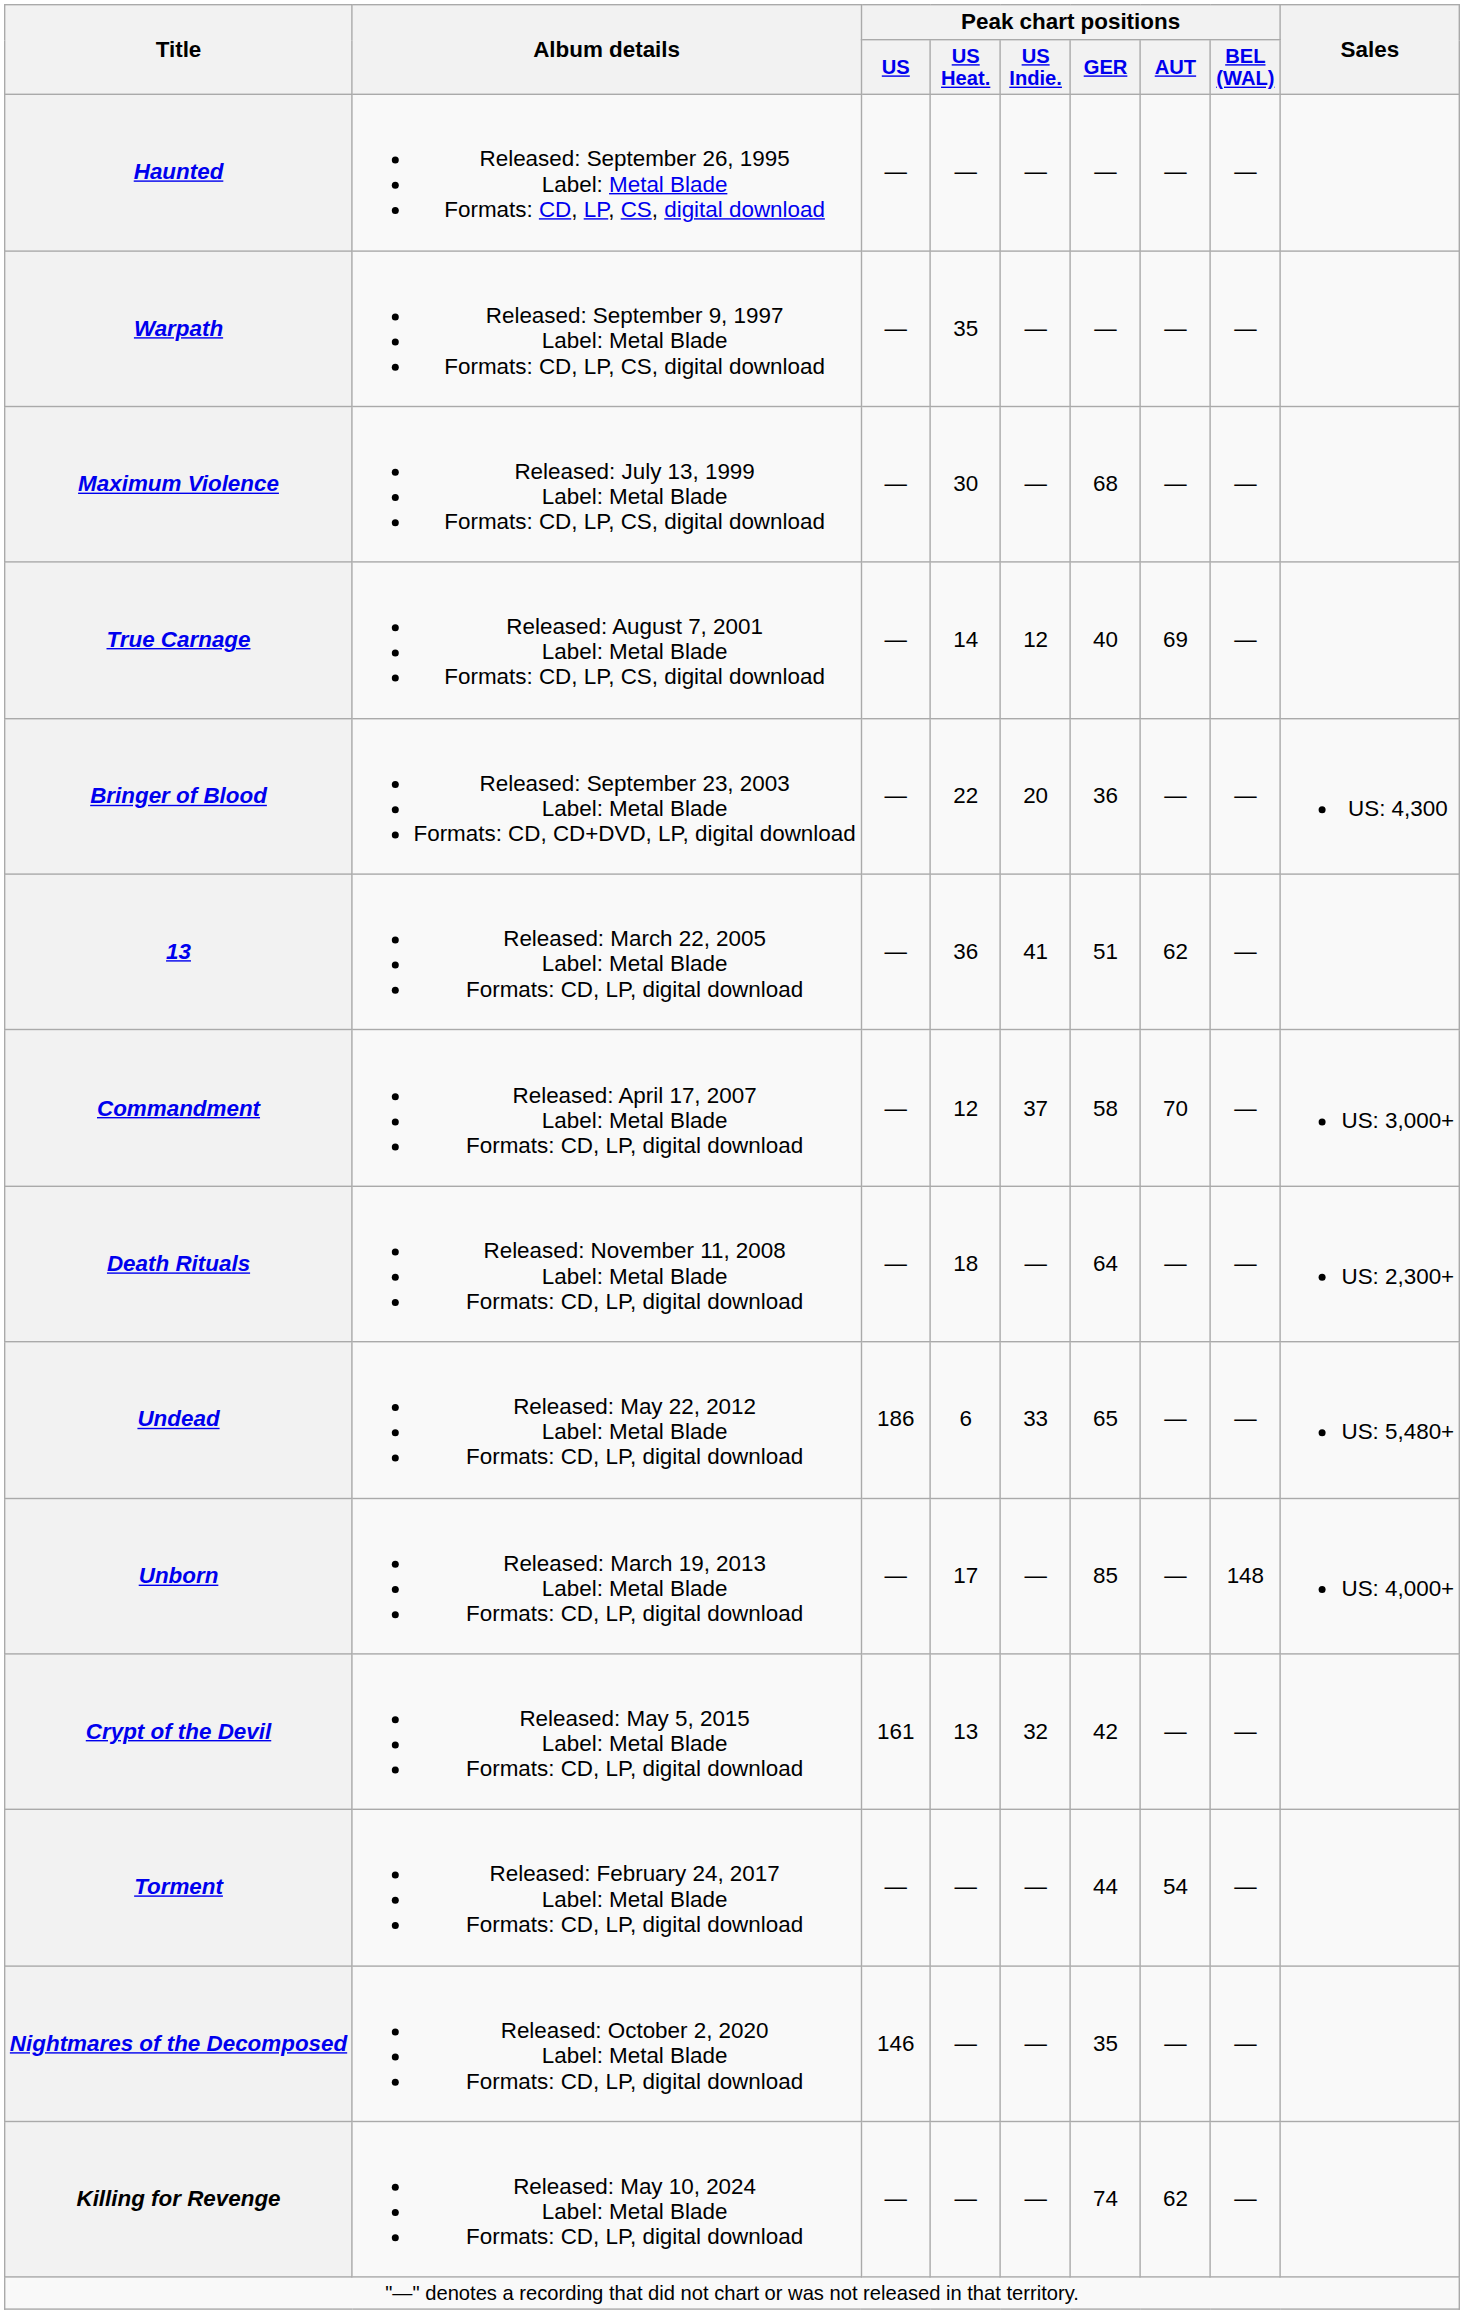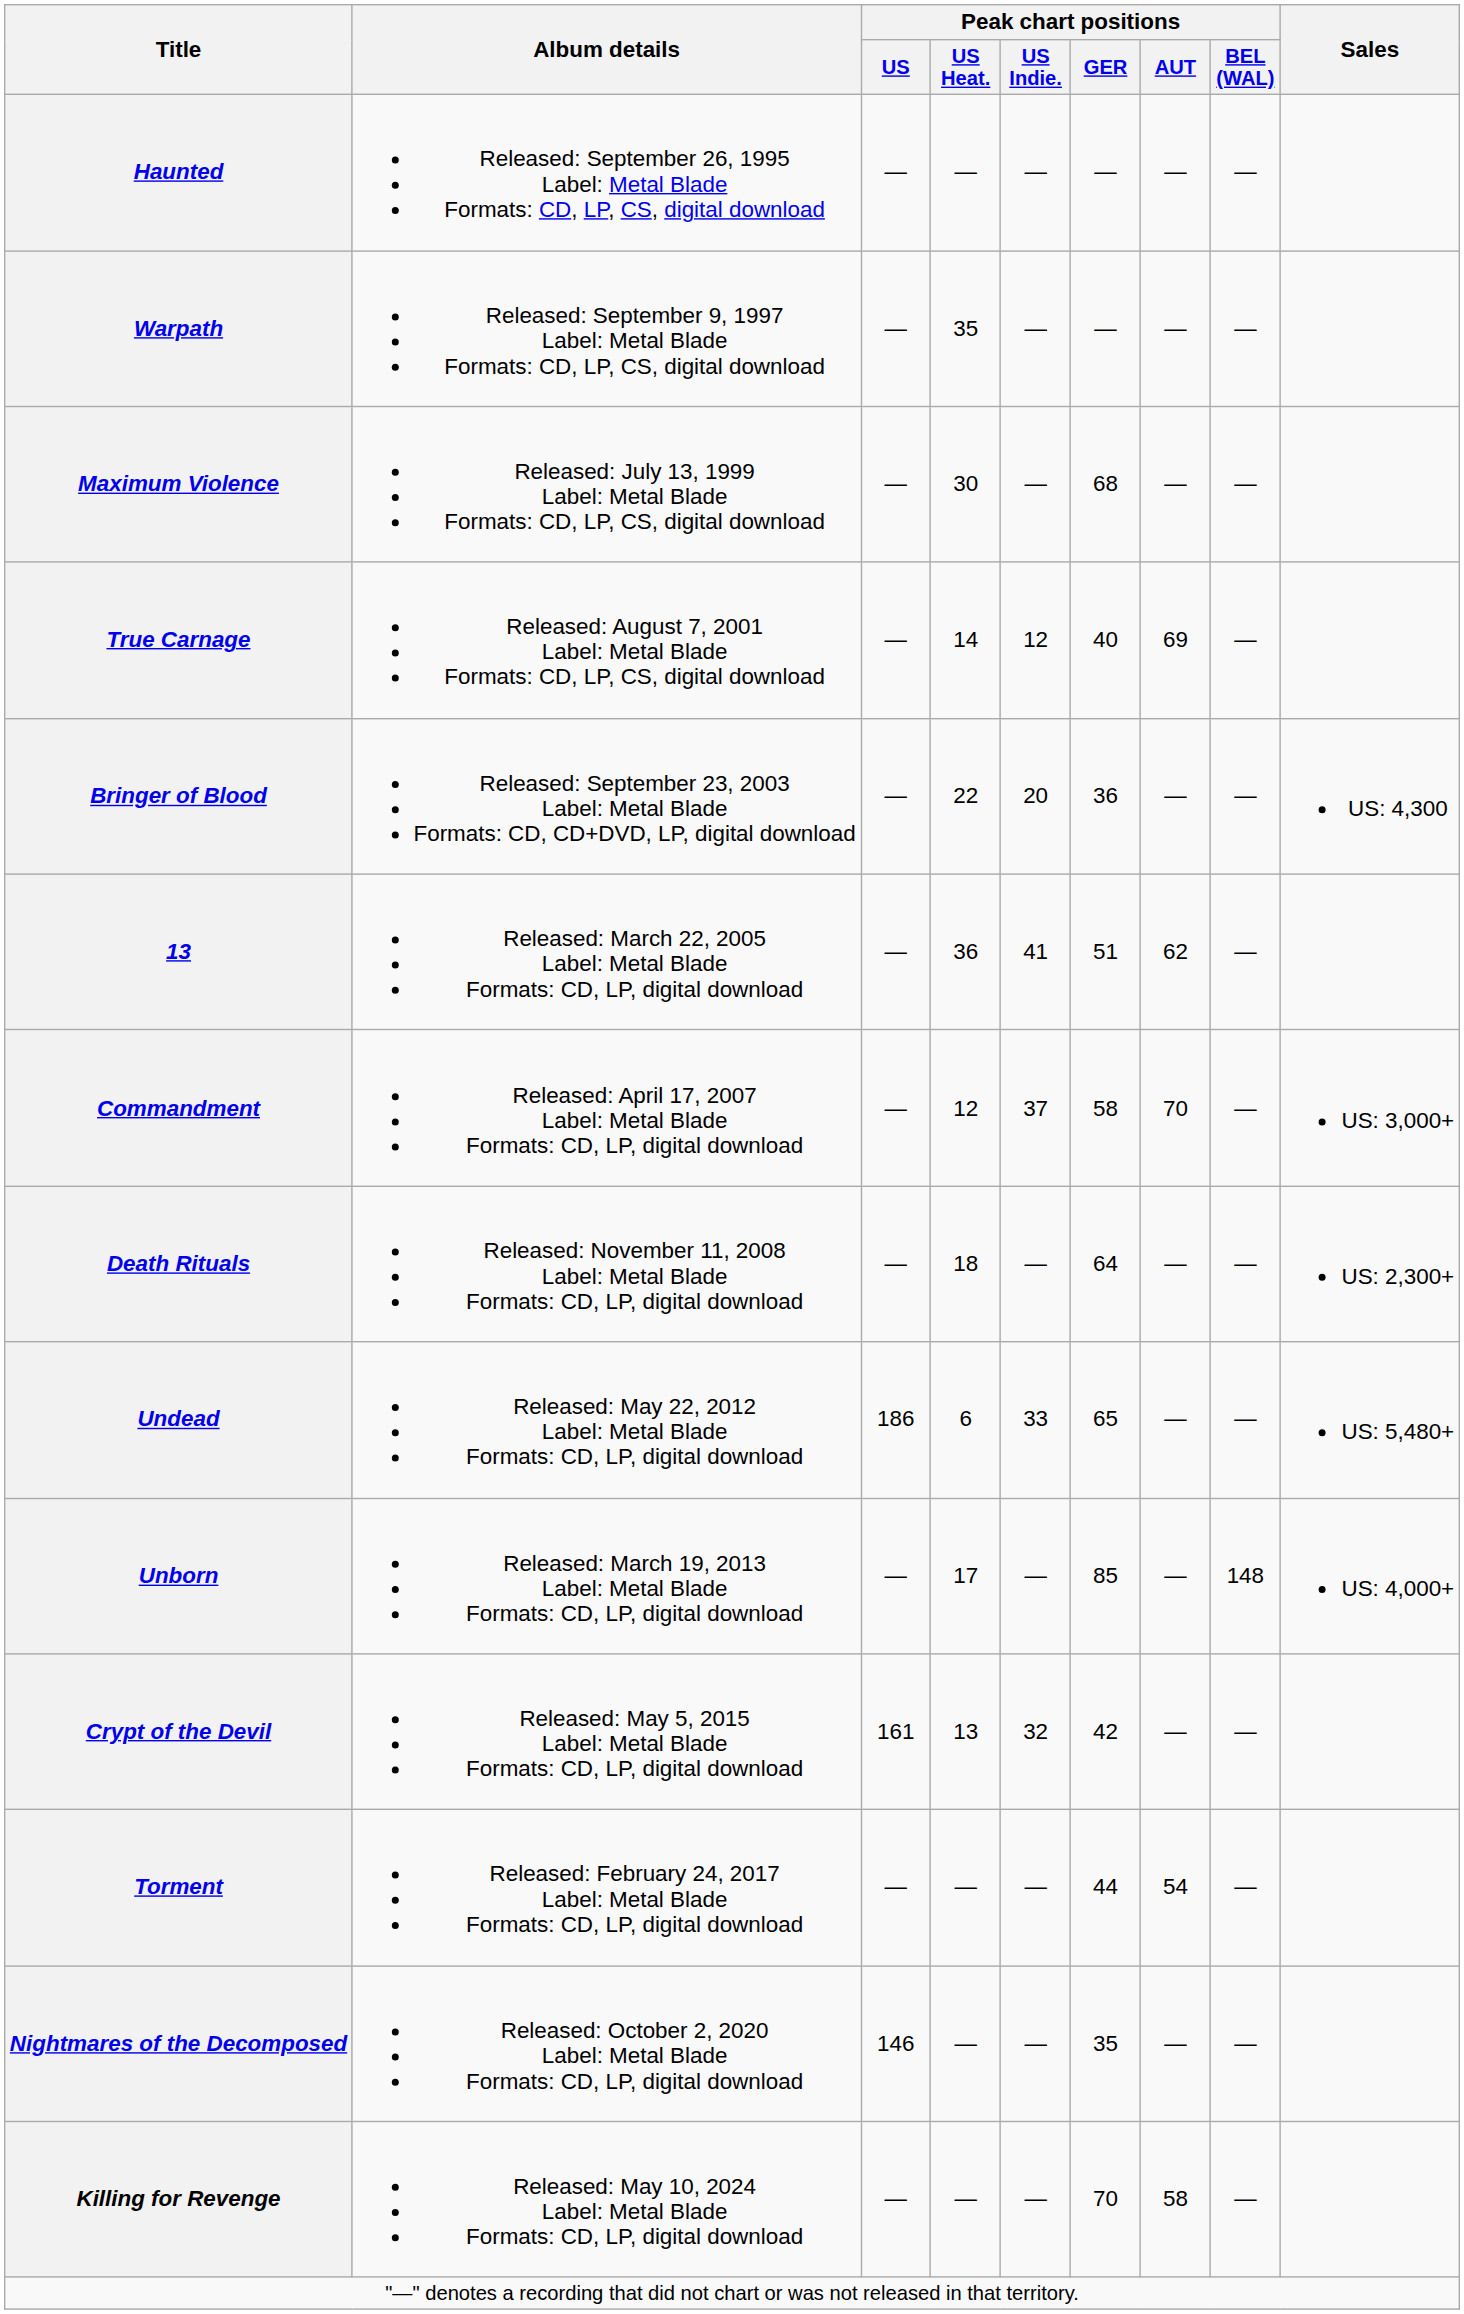(1106, 2199) 74 -> (1106, 2199) 70
(1175, 2199) 62 -> (1175, 2199) 58
